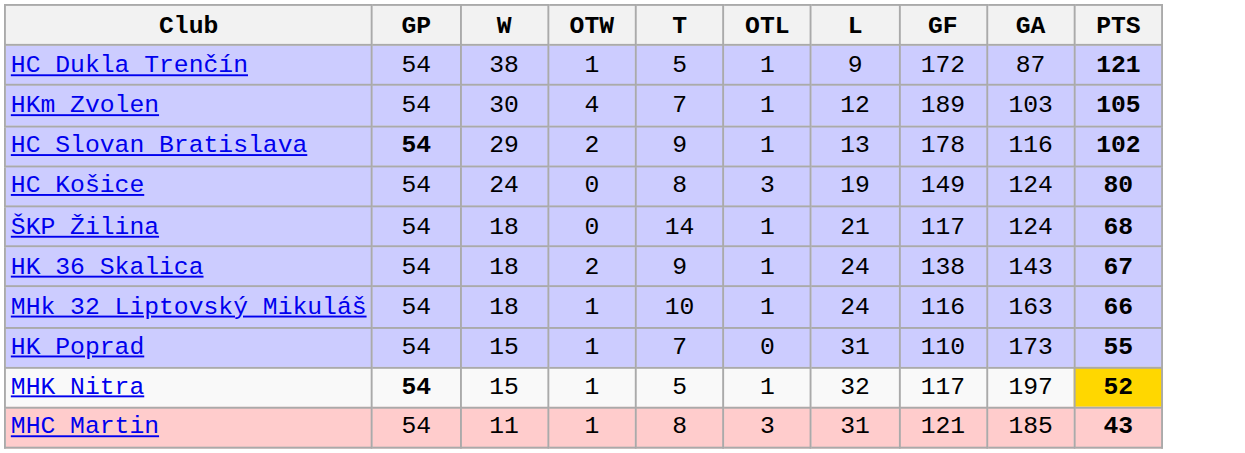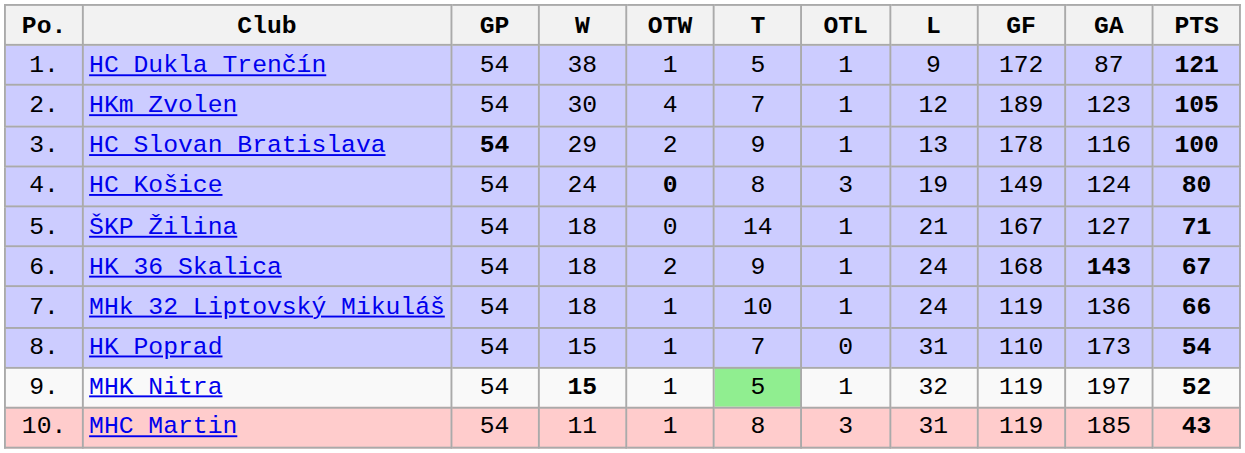+ column: (44, 25)
(1031, 106) 103 -> (1109, 106) 123
(1118, 146) 102 -> (1197, 146) 100
(592, 186) normal -> (670, 186) bold
(943, 226) 117 -> (1021, 226) 167
(1031, 226) 124 -> (1109, 226) 127
(1118, 226) 68 -> (1197, 226) 71
(943, 267) 138 -> (1021, 267) 168
(1031, 267) normal -> (1109, 267) bold
(943, 307) 116 -> (1021, 307) 119
(1031, 307) 163 -> (1109, 307) 136
(1118, 347) 55 -> (1197, 347) 54
(416, 387) bold -> (495, 387) normal
(504, 387) normal -> (582, 387) bold
(680, 387) no background -> (758, 387) lightgreen background
(943, 387) 117 -> (1021, 387) 119
(1118, 387) gold background -> (1197, 387) no background
(943, 428) 121 -> (1021, 428) 119
